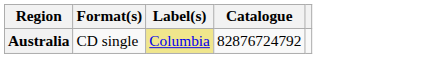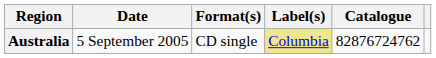+ column: (132, 16)
(259, 41) 82876724792 -> (378, 41) 82876724762
